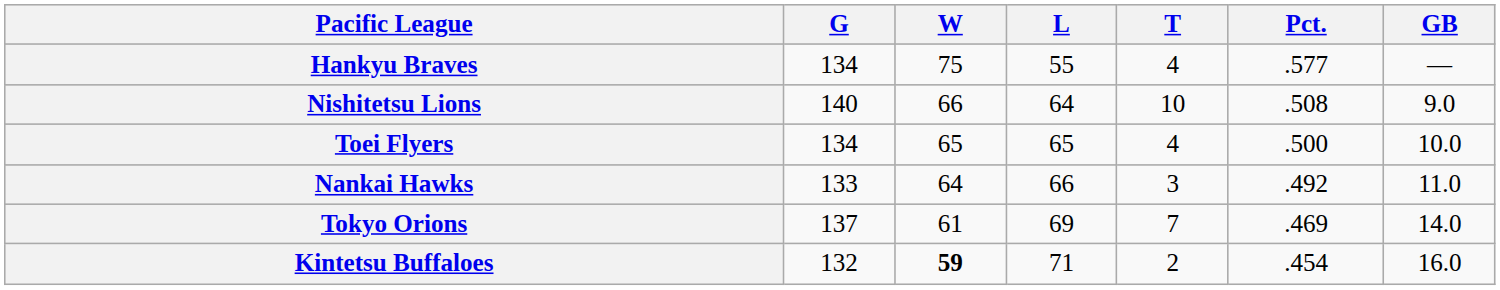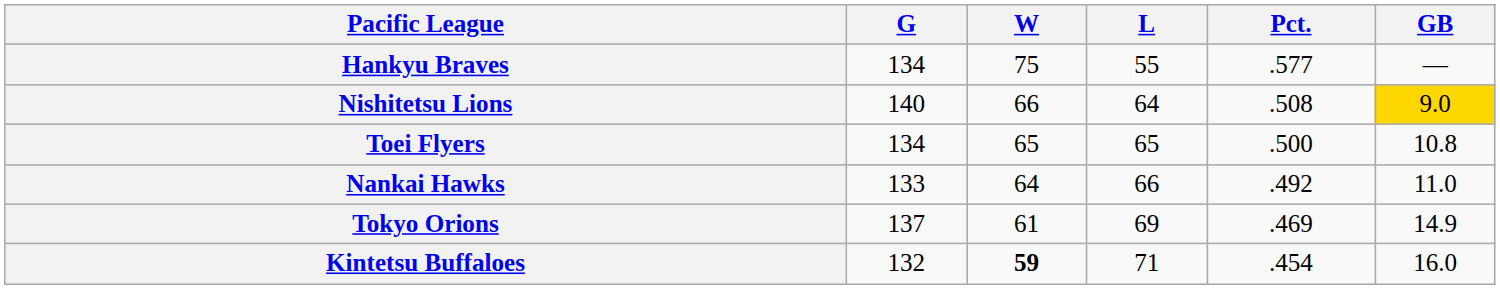- column: (1173, 24)
(1440, 104) no background -> (1435, 104) gold background
(1440, 143) 10.0 -> (1435, 143) 10.8
(1440, 223) 14.0 -> (1435, 223) 14.9
